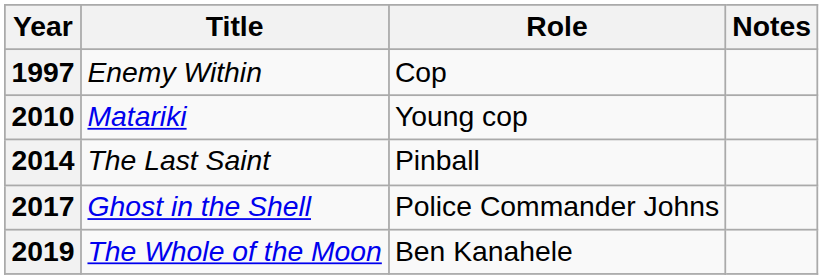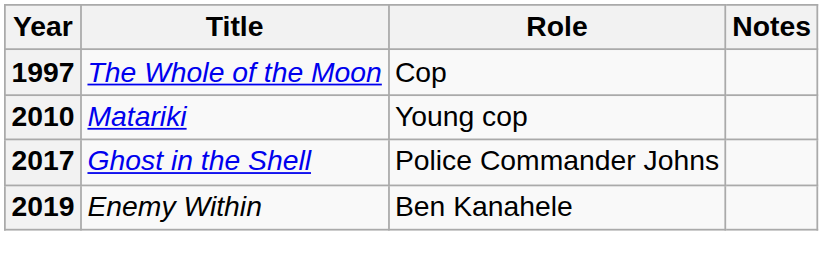(175, 71) Enemy Within -> (235, 71) The Whole of the Moon
- row: (43, 161)
(235, 251) The Whole of the Moon -> (175, 206) Enemy Within
